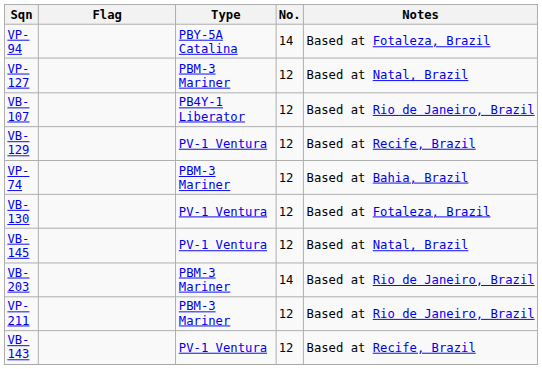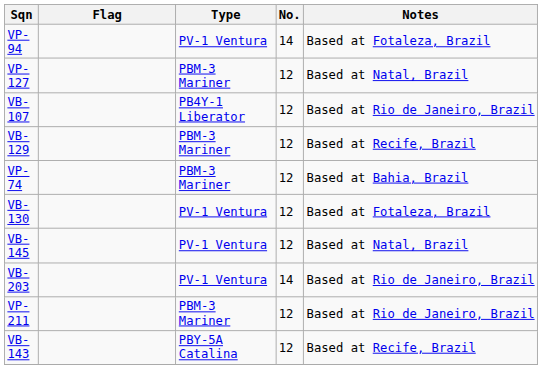(208, 41) PBY-5A Catalina -> (223, 41) PV-1 Ventura
(223, 143) PV-1 Ventura -> (205, 143) PBM-3 Mariner
(205, 280) PBM-3 Mariner -> (223, 280) PV-1 Ventura
(223, 348) PV-1 Ventura -> (208, 348) PBY-5A Catalina
